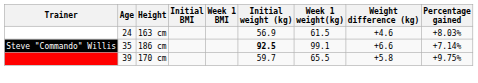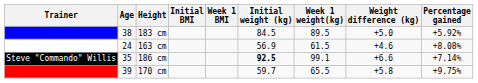+ row: (152, 33)
(447, 33) +8.03% -> (447, 46) +8.08%
